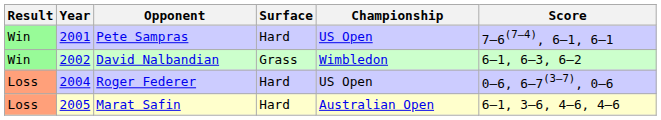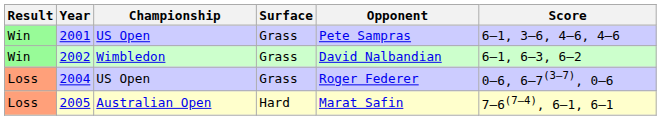columns swapped: (397, 15) <-> (175, 15)
(275, 37) Hard -> (278, 36) Grass
(548, 37) 7–6(7–4), 6–1, 6–1 -> (551, 36) 6–1, 3–6, 4–6, 4–6
(275, 82) Hard -> (278, 79) Grass
(551, 104) 6–1, 3–6, 4–6, 4–6 -> (548, 103) 7–6(7–4), 6–1, 6–1
